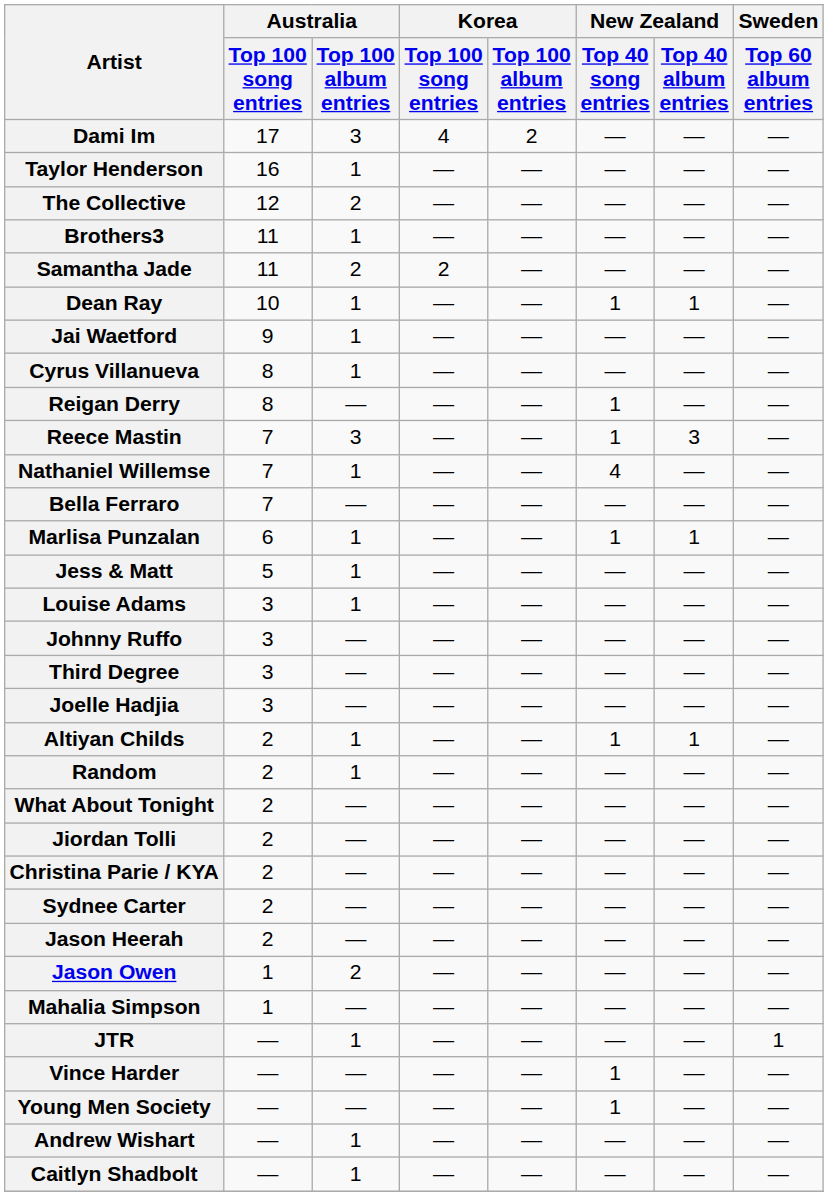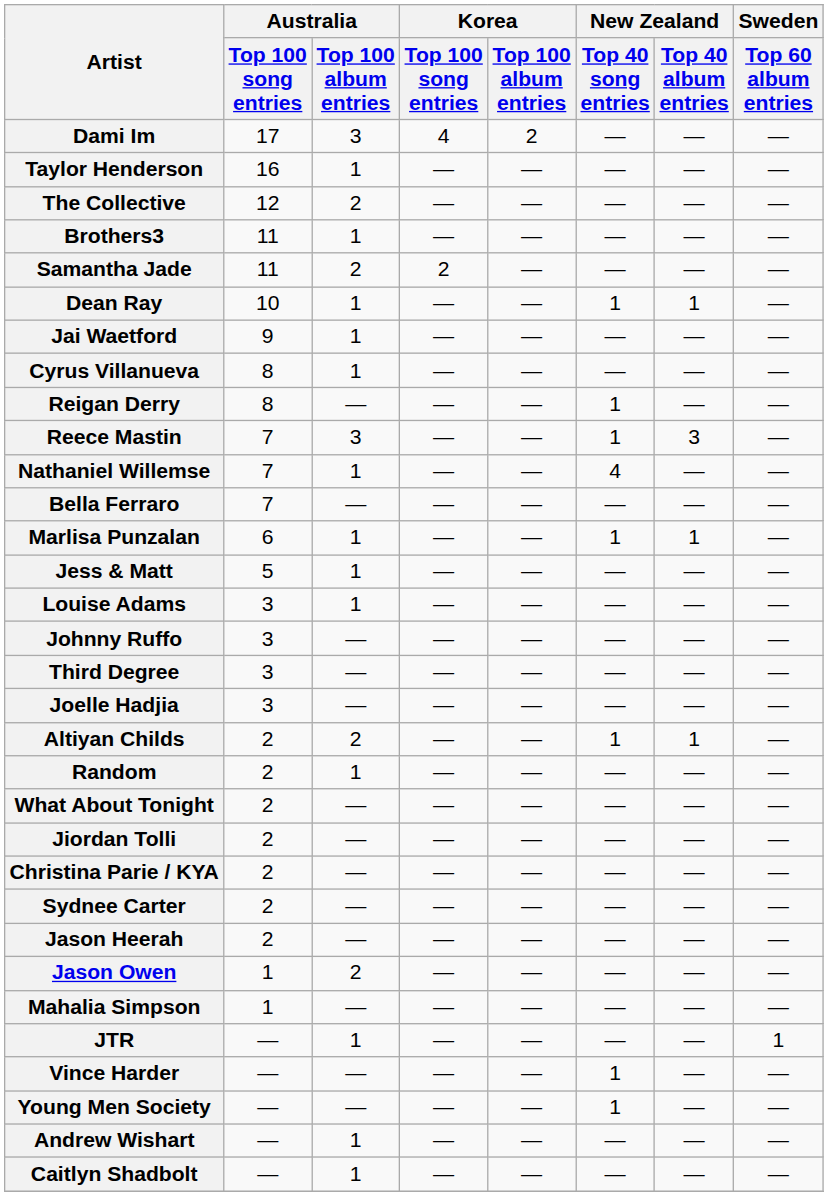(356, 738) 1 -> (356, 738) 2
